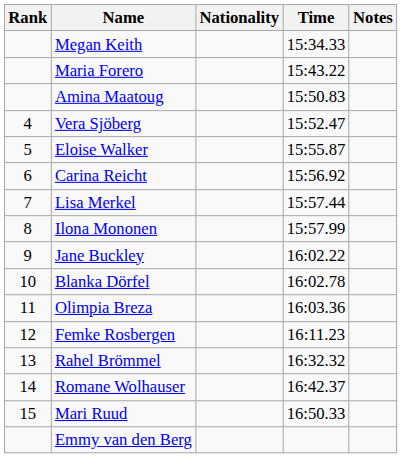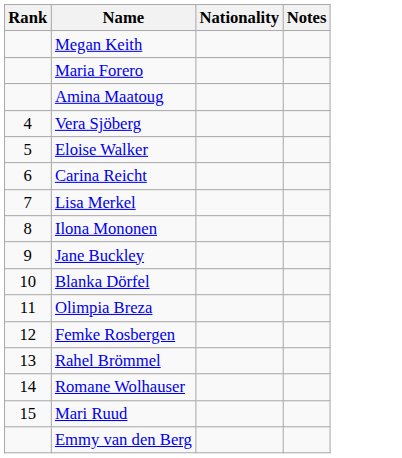- column: (316, 17)
